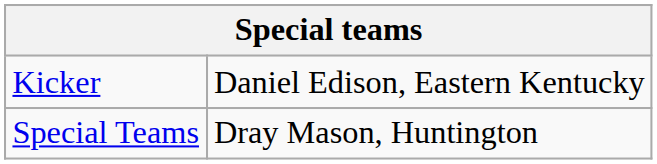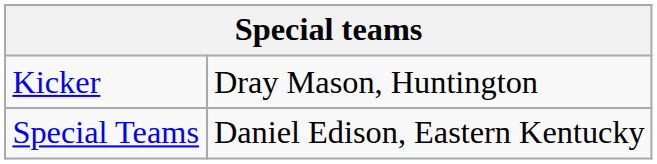(429, 81) Daniel Edison, Eastern Kentucky -> (376, 81) Dray Mason, Huntington
(376, 132) Dray Mason, Huntington -> (429, 132) Daniel Edison, Eastern Kentucky
